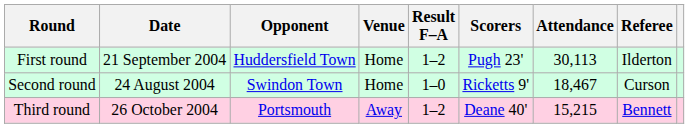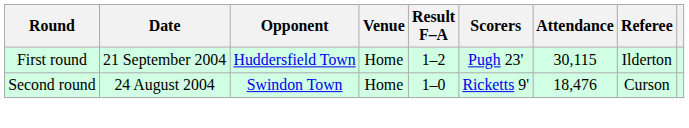(575, 60) 30,113 -> (575, 60) 30,115
(575, 85) 18,467 -> (575, 85) 18,476
- row: (52, 110)
